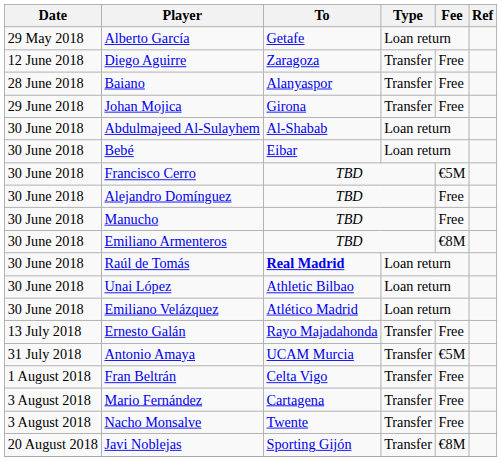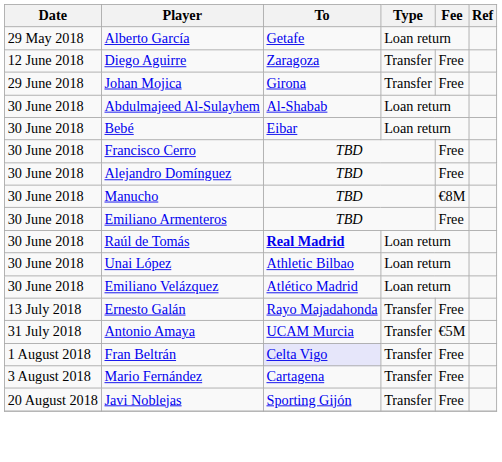- row: (125, 83)
(452, 173) €5M -> (451, 151) Free
(451, 219) Free -> (452, 196) €8M
(452, 241) €8M -> (451, 219) Free
(297, 377) no background -> (297, 354) lavender background
- row: (153, 422)
(452, 444) €8M -> (451, 399) Free
